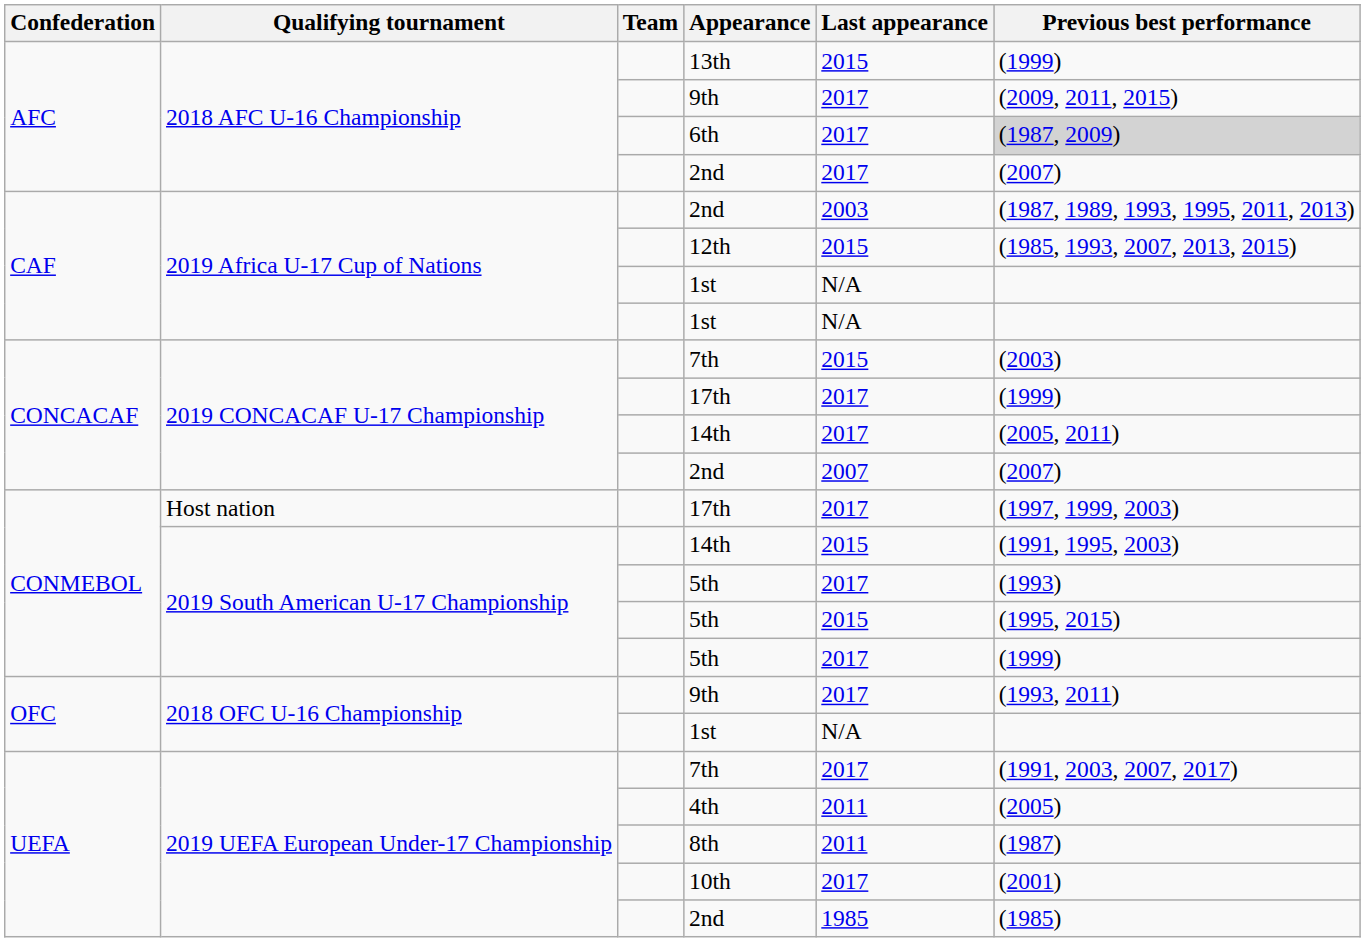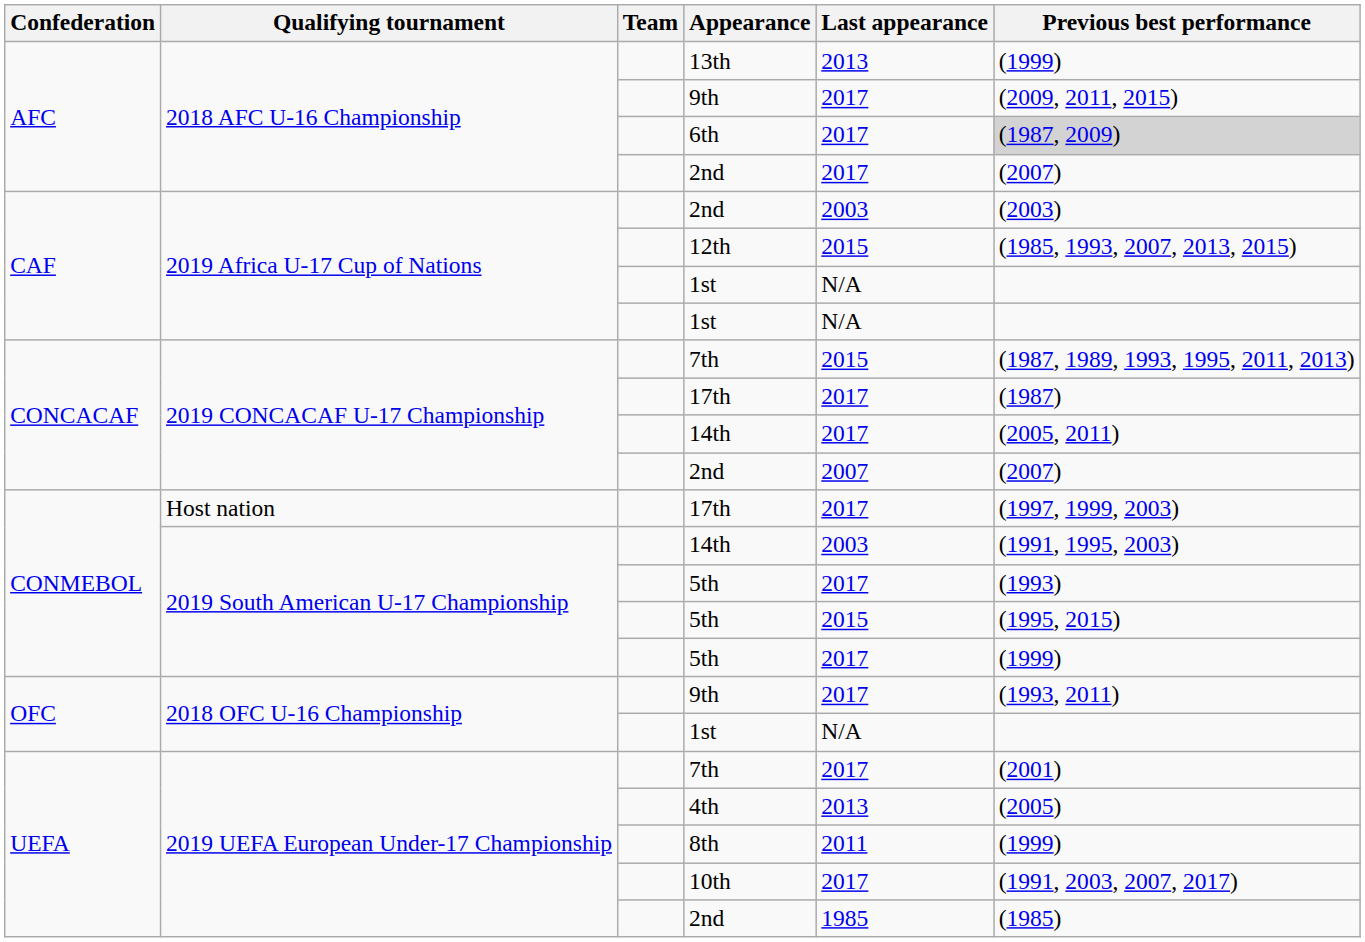(845, 60) 2015 -> (845, 60) 2013
(1177, 209) (1987, 1989, 1993, 1995, 2011, 2013) -> (1030, 209) (2003)
(1030, 358) (2003) -> (1177, 358) (1987, 1989, 1993, 1995, 2011, 2013)
(1030, 396) (1999) -> (1030, 396) (1987)
(845, 545) 2015 -> (845, 545) 2003
(1118, 769) (1991, 2003, 2007, 2017) -> (1030, 769) (2001)
(844, 806) 2011 -> (845, 806) 2013
(1030, 843) (1987) -> (1030, 843) (1999)
(1030, 881) (2001) -> (1118, 881) (1991, 2003, 2007, 2017)
